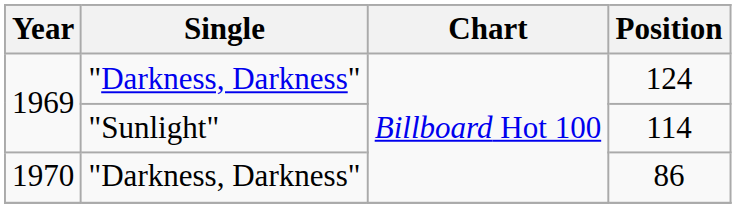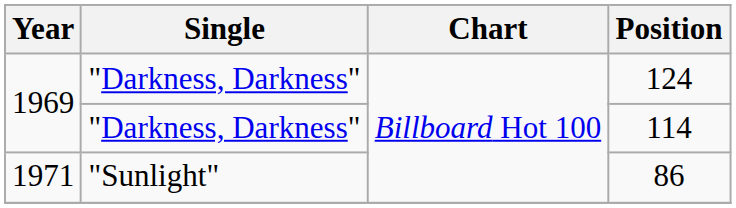(154, 127) "Sunlight" -> (224, 127) "Darkness, Darkness"
(43, 176) 1970 -> (43, 176) 1971
(224, 176) "Darkness, Darkness" -> (154, 176) "Sunlight"
